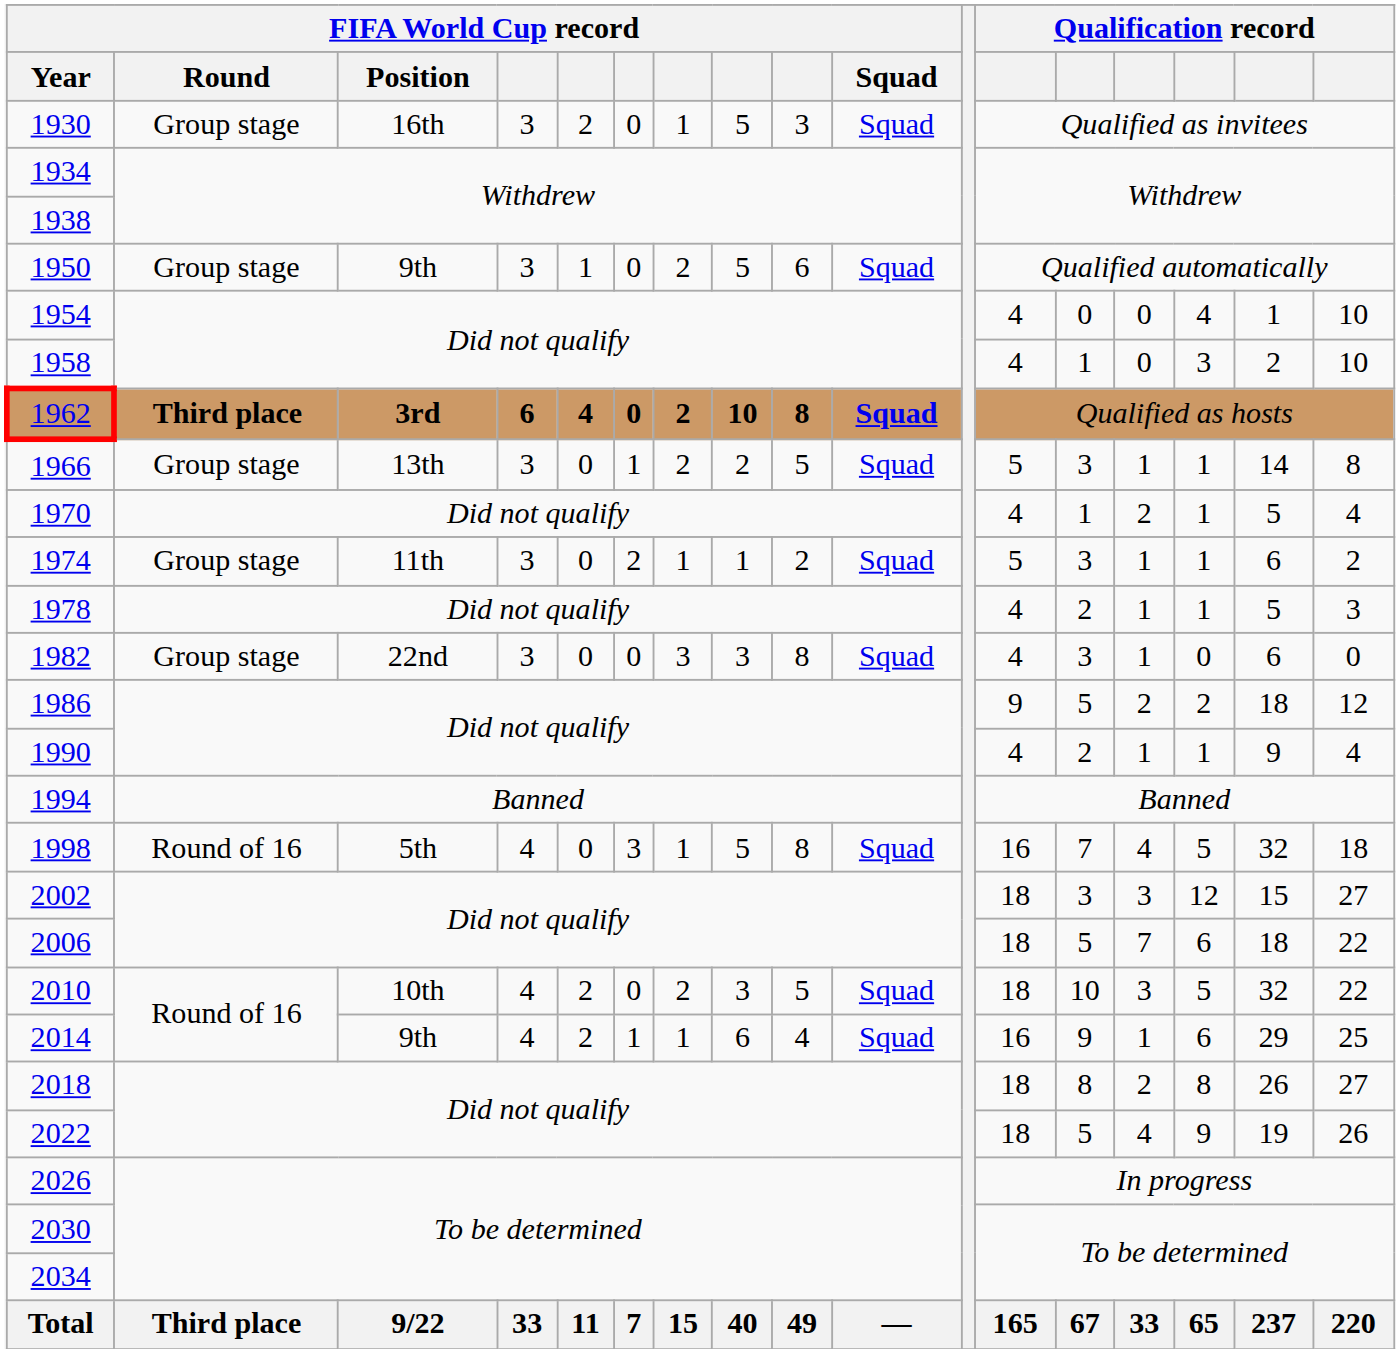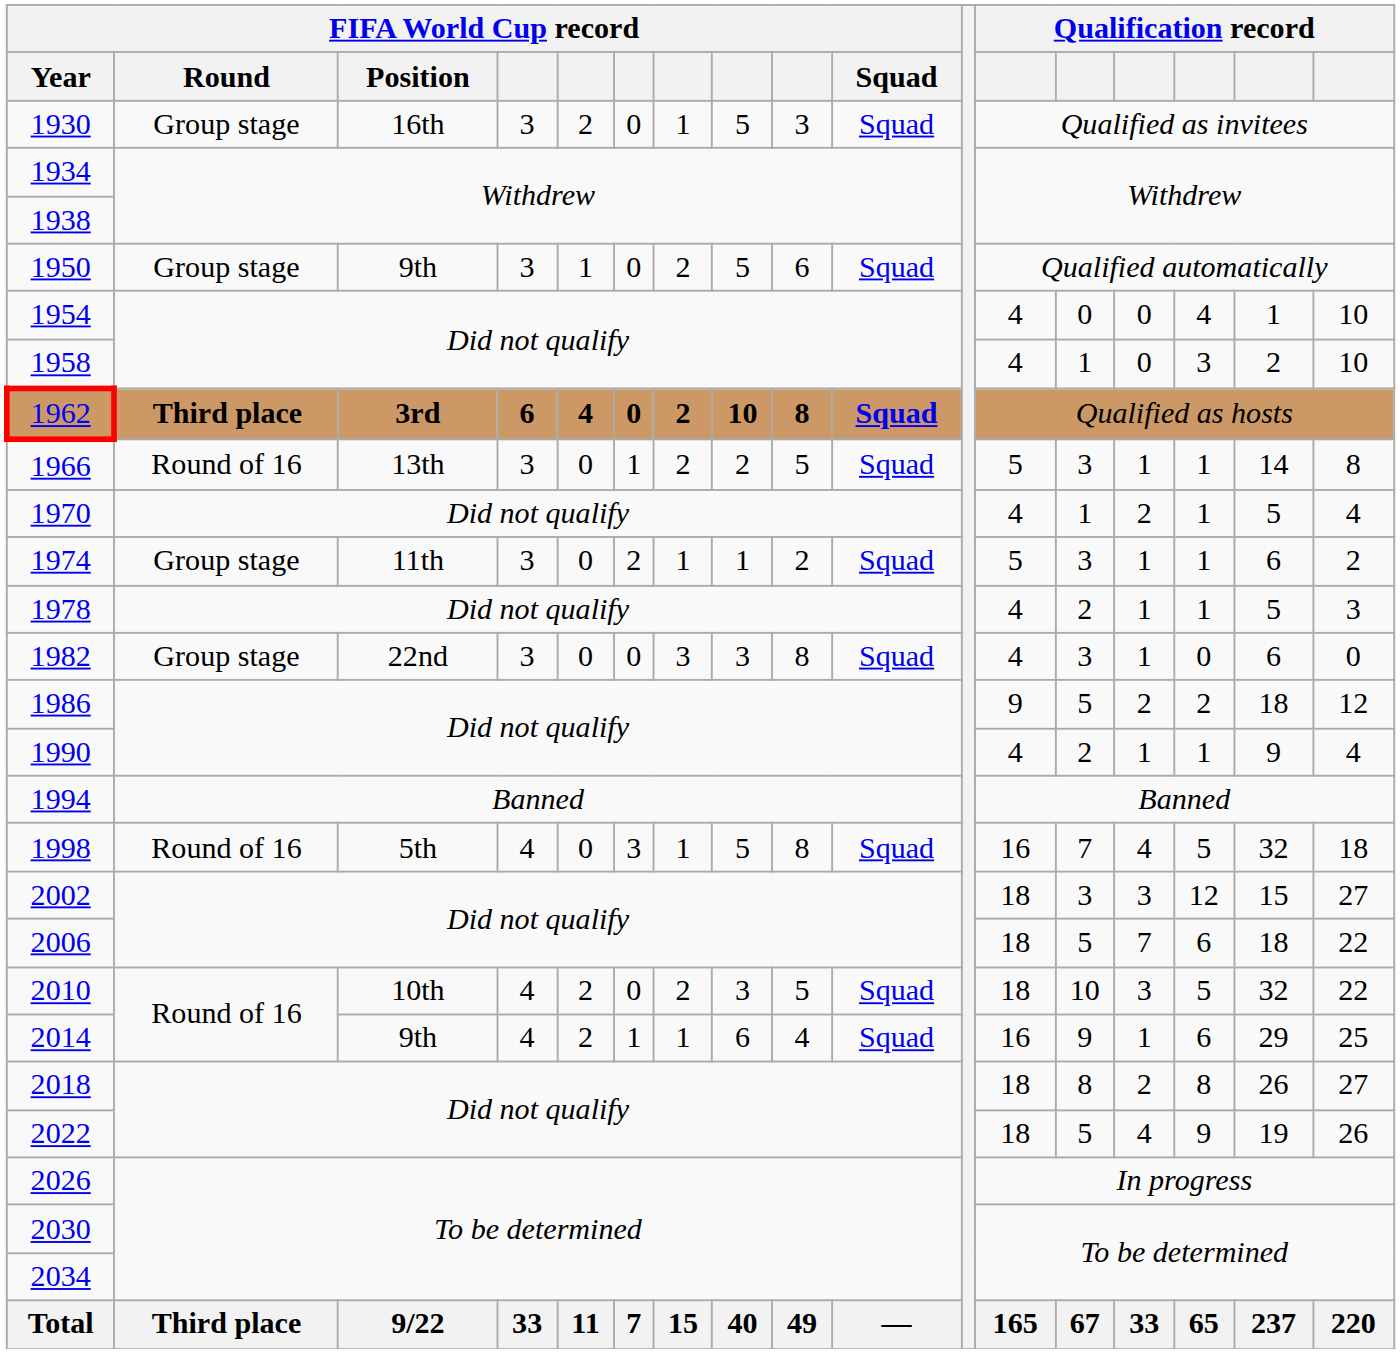(226, 464) Group stage -> (226, 464) Round of 16
